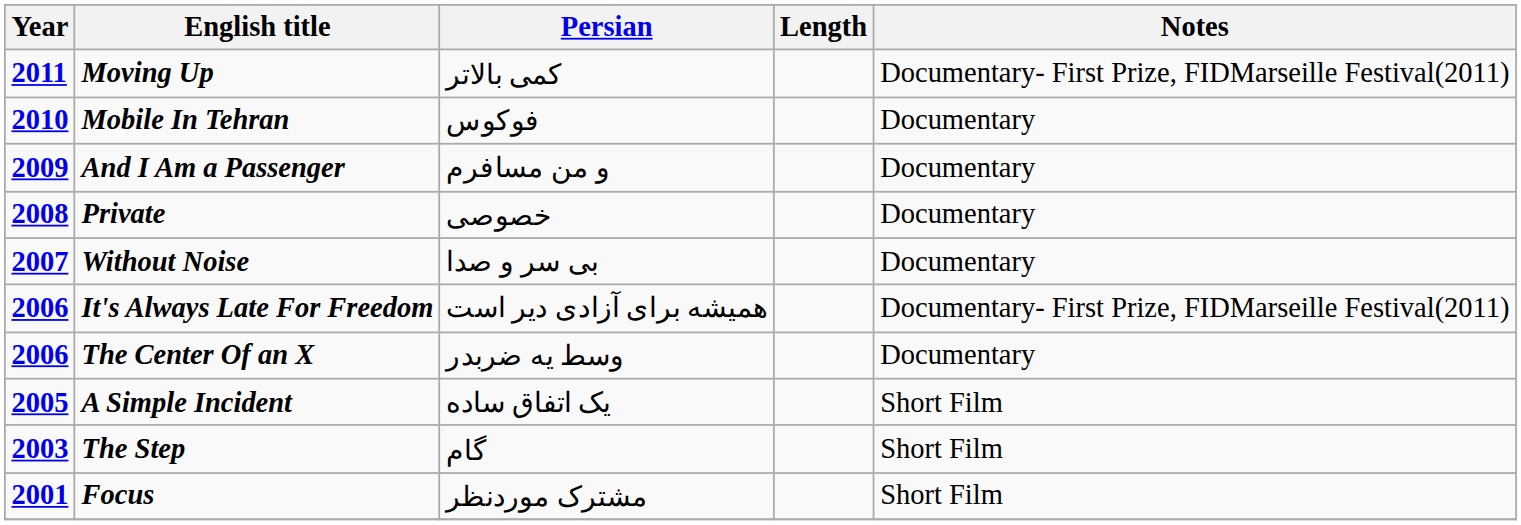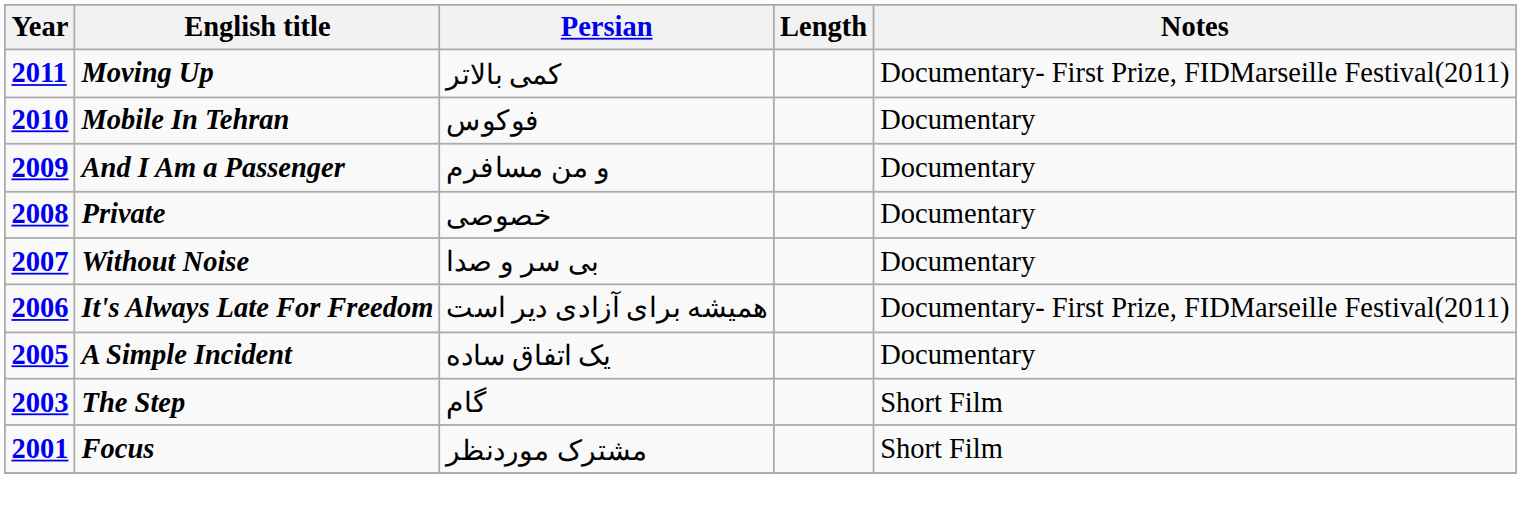- row: (198, 354)
(942, 401) Short Film -> (958, 354) Documentary
